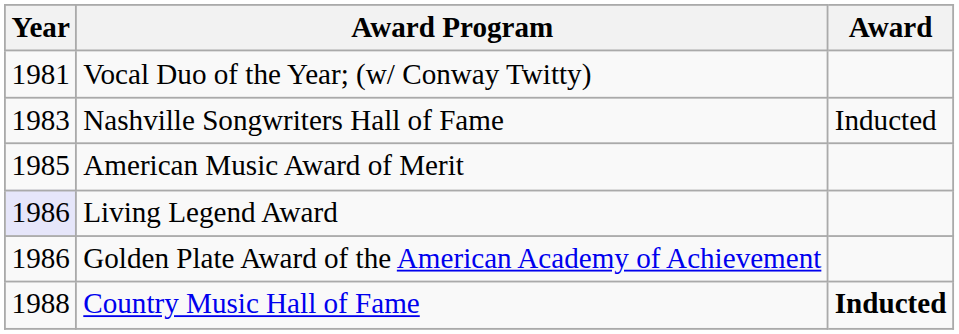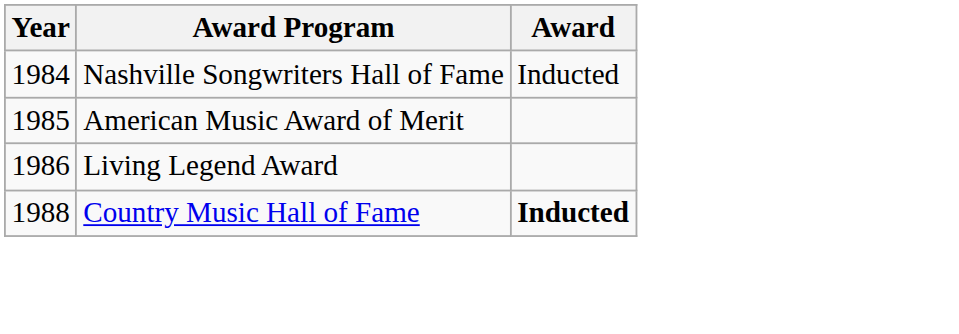- row: (337, 73)
(41, 119) 1983 -> (41, 73) 1984
(41, 212) lavender background -> (41, 166) no background
- row: (452, 258)
